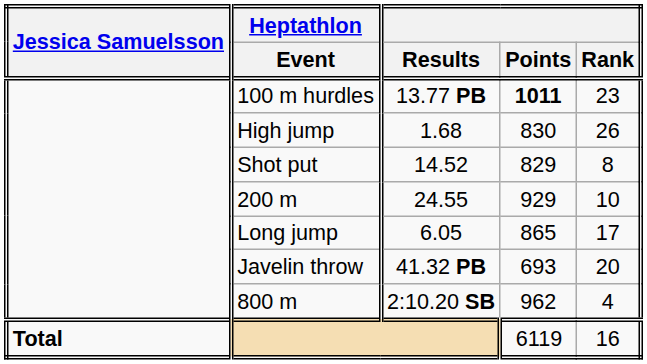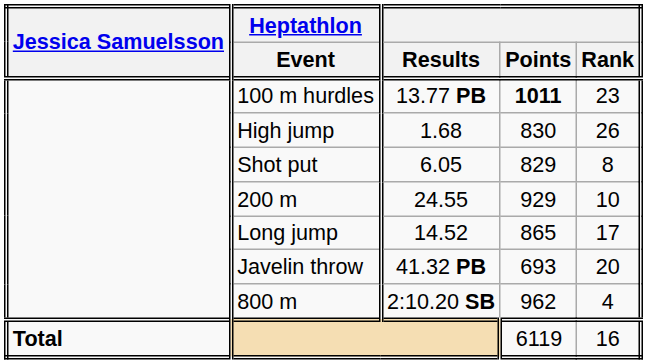(441, 165) 14.52 -> (441, 165) 6.05
(441, 233) 6.05 -> (441, 233) 14.52
